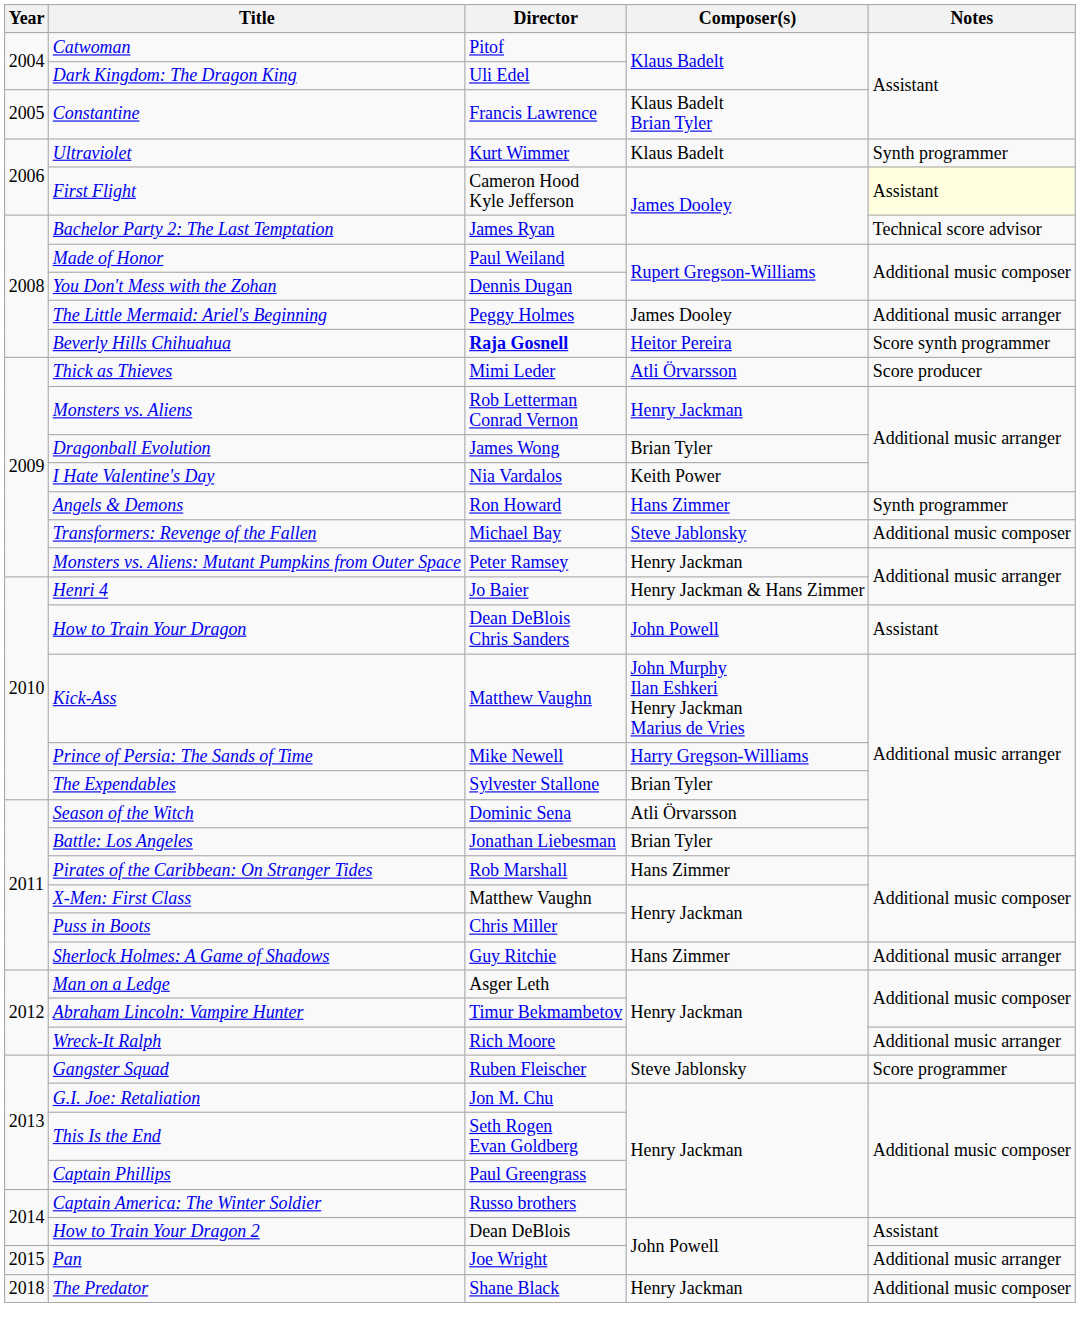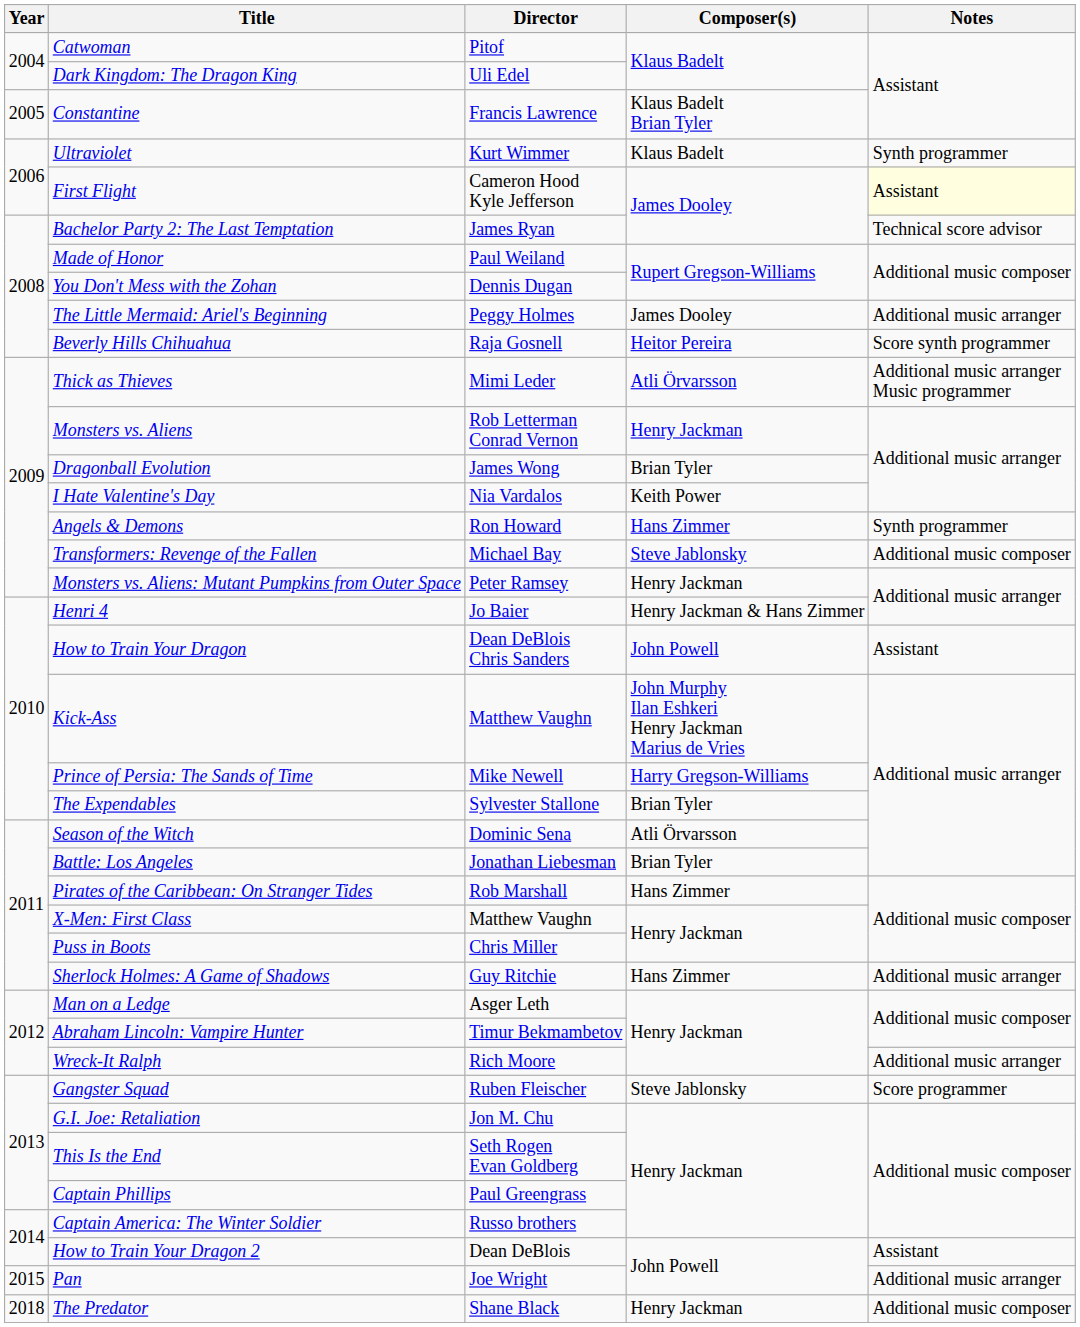(519, 343) bold -> (516, 343) normal
(927, 371) Score producer -> (967, 381) Additional music arranger Music programmer
